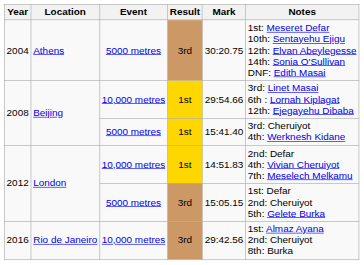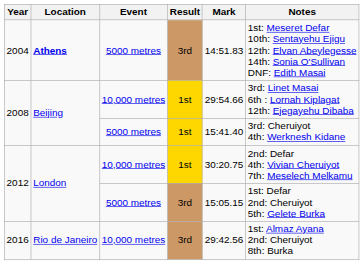(49, 50) normal -> (50, 50) bold
(224, 50) 30:20.75 -> (224, 50) 14:51.83
(224, 164) 14:51.83 -> (224, 164) 30:20.75
